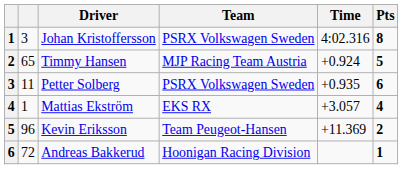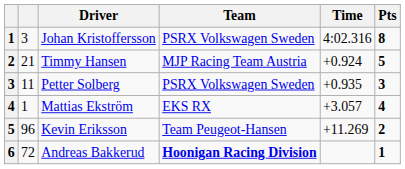(28, 61) 65 -> (28, 61) 21
(380, 84) 6 -> (382, 84) 3
(344, 130) +11.369 -> (346, 130) +11.269
(236, 152) normal -> (239, 152) bold
